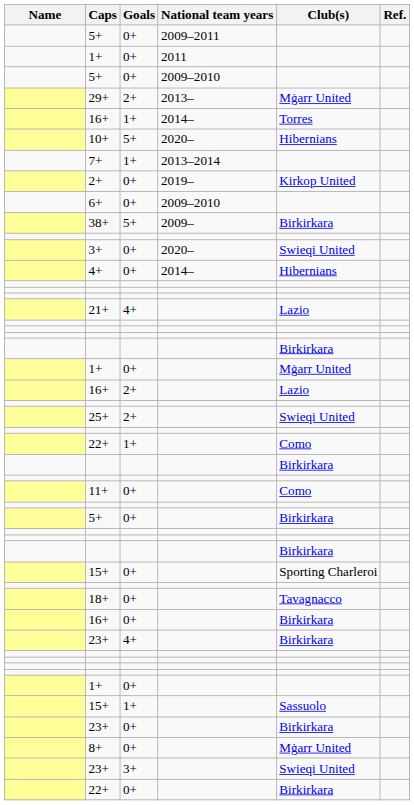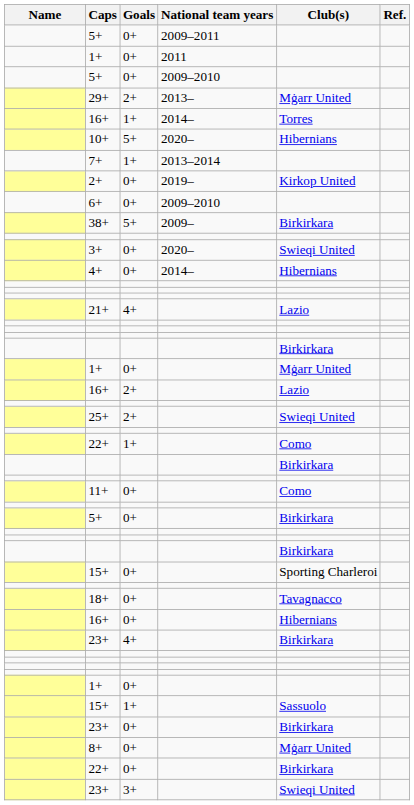(306, 619) Birkirkara -> (308, 619) Hibernians
rows swapped: (99, 789) <-> (99, 768)
